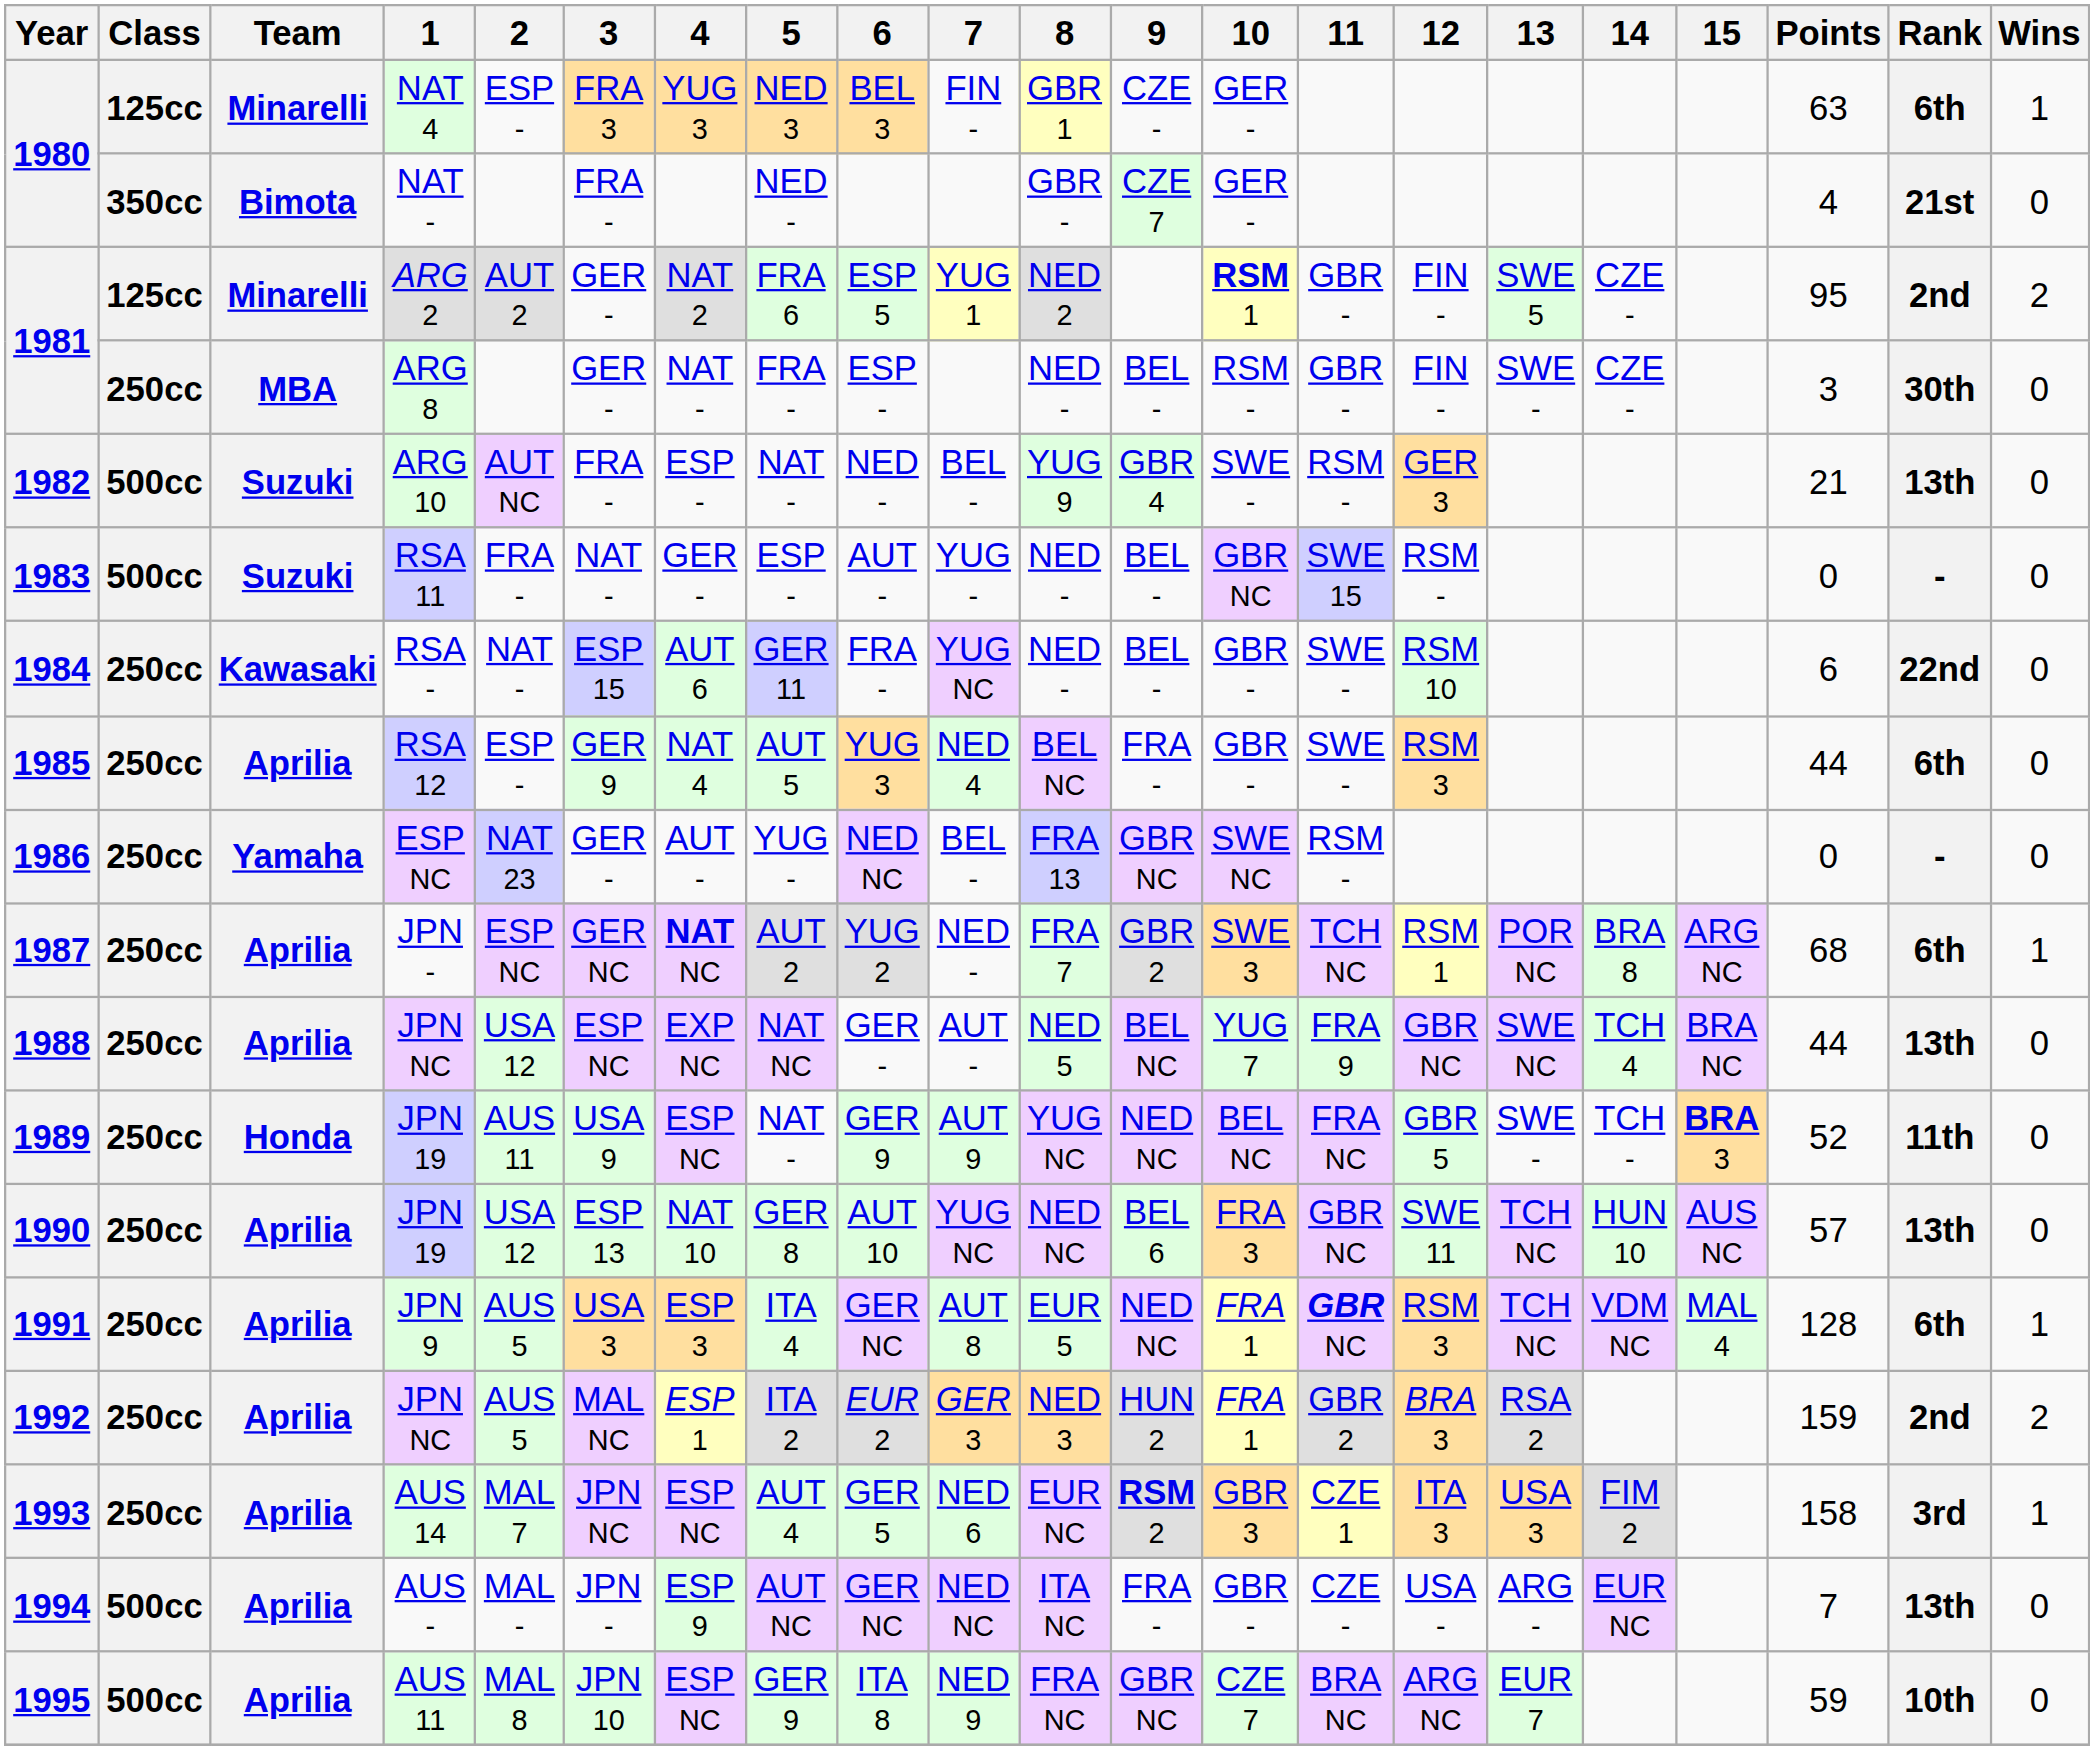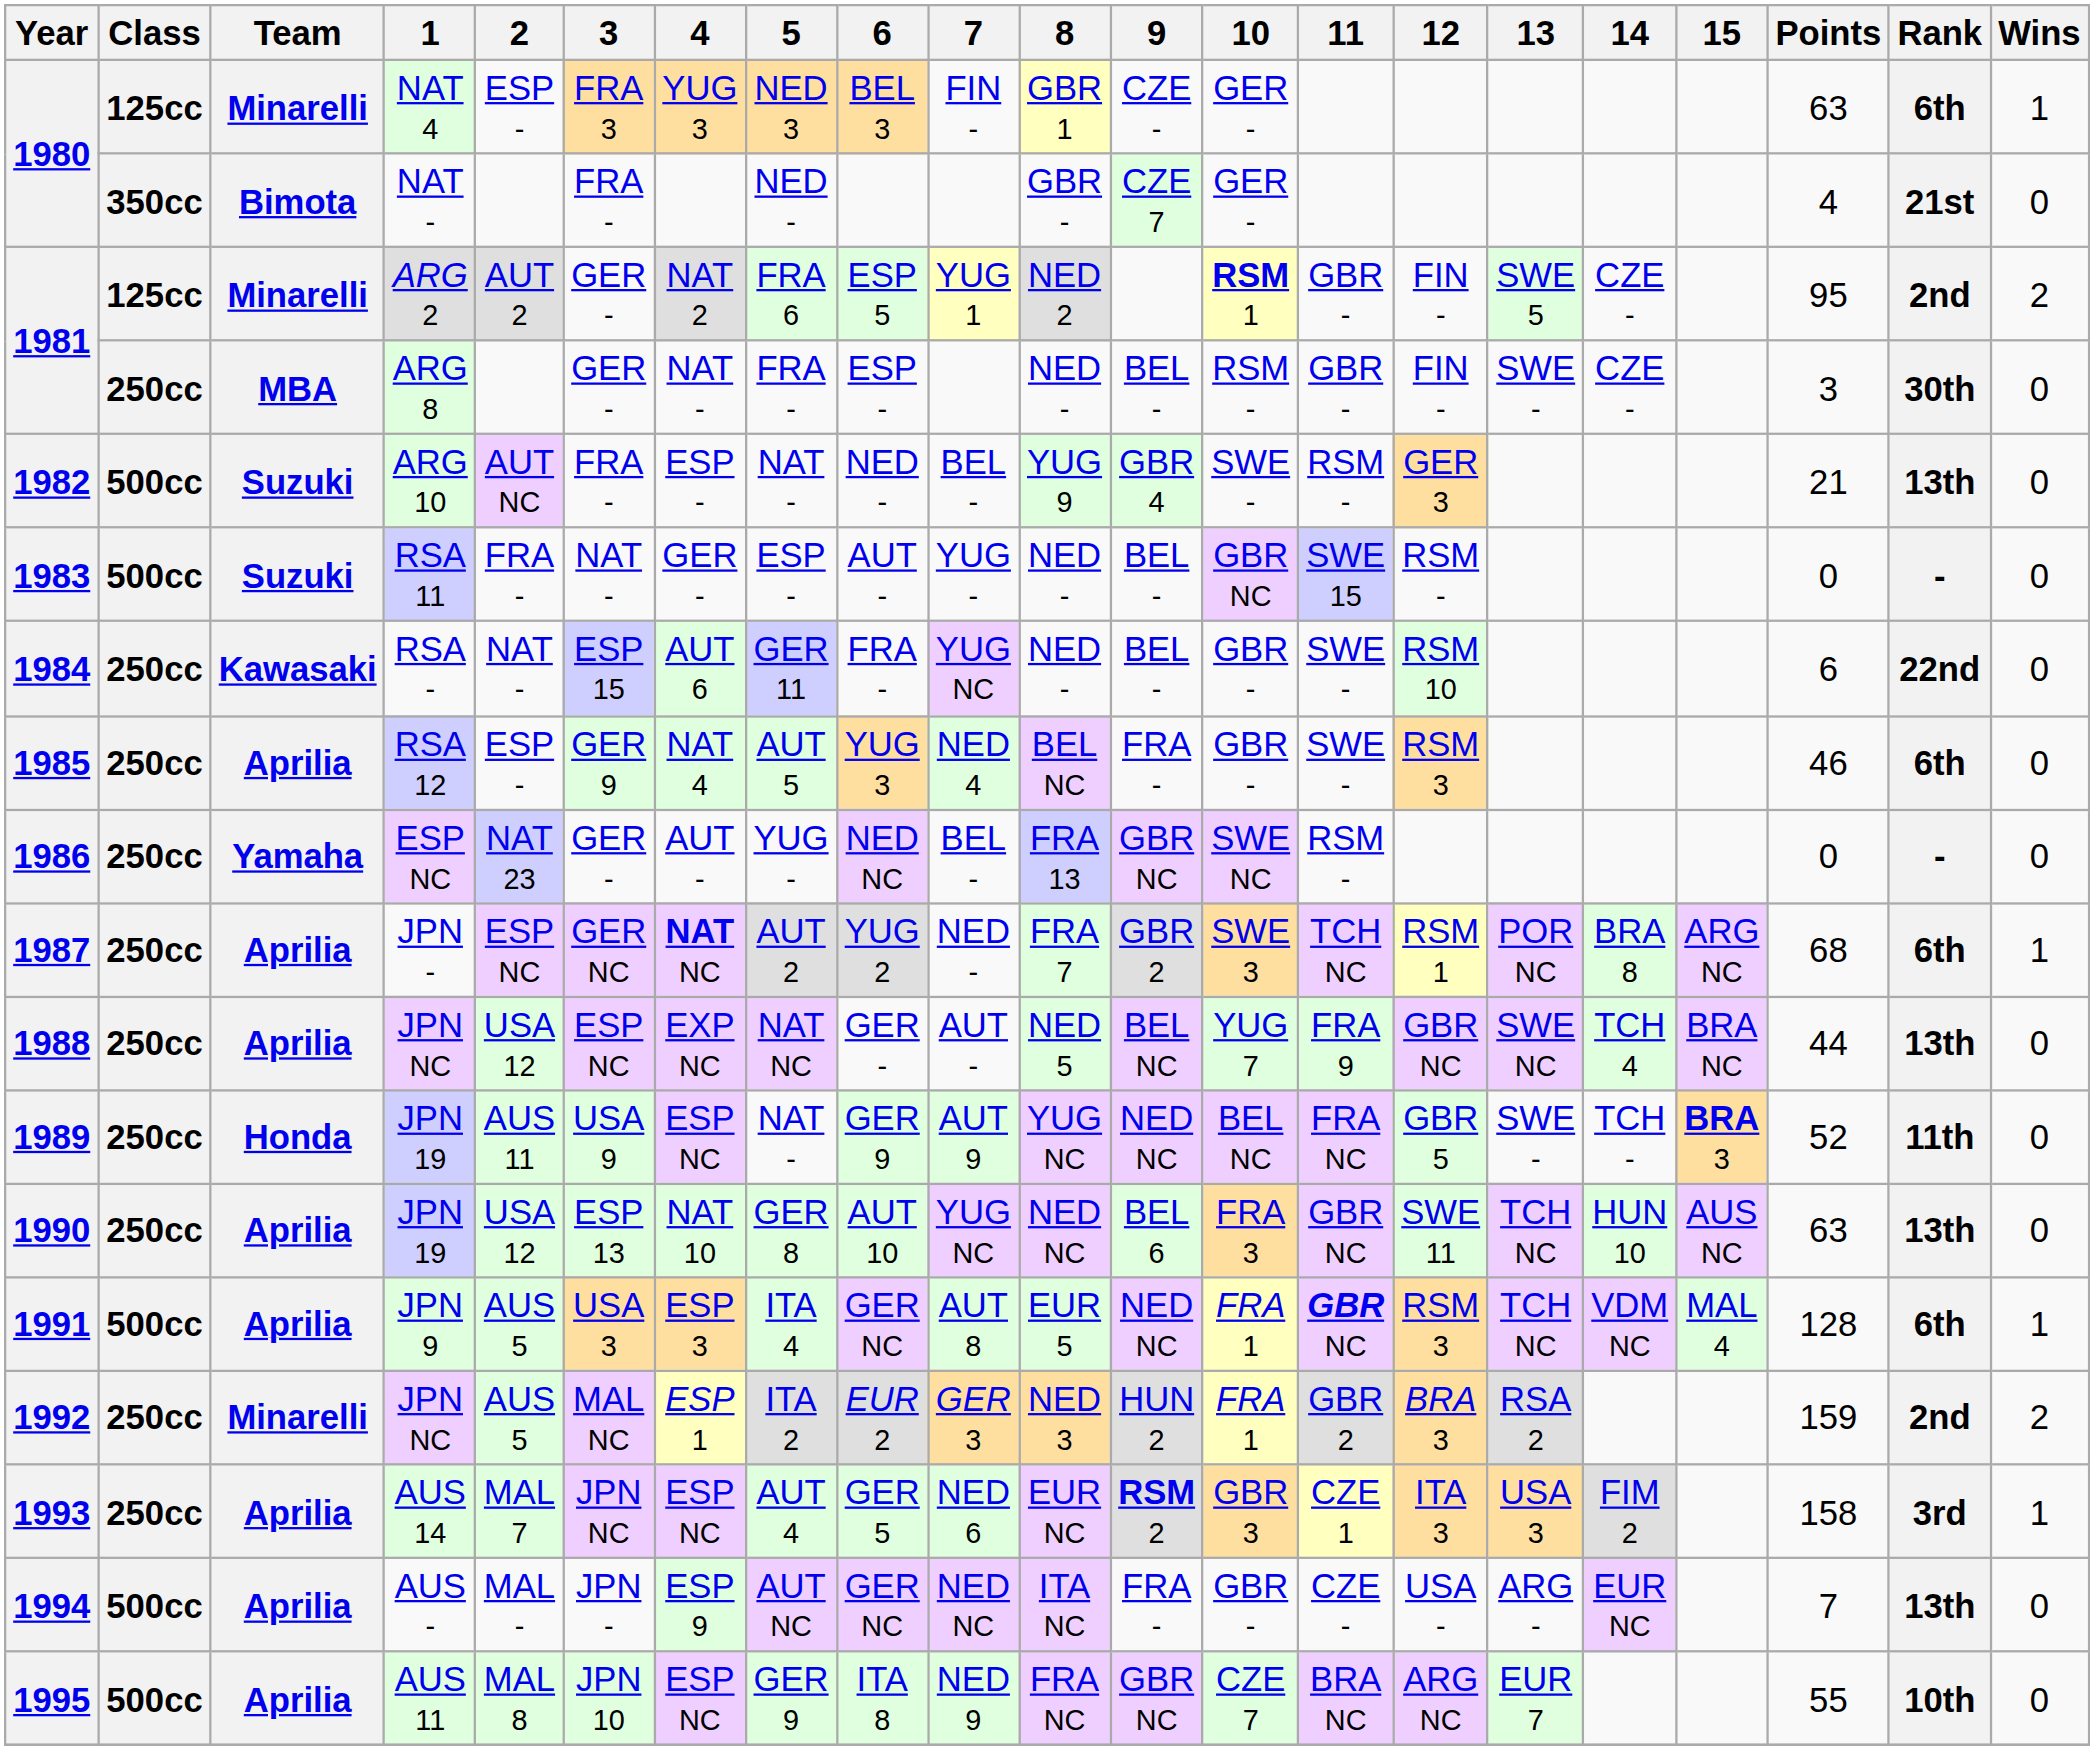(1828, 762) 44 -> (1828, 762) 46
(1828, 1230) 57 -> (1828, 1230) 63
(154, 1324) 250cc -> (154, 1324) 500cc
(298, 1418) Aprilia -> (298, 1418) Minarelli
(1828, 1699) 59 -> (1828, 1699) 55
